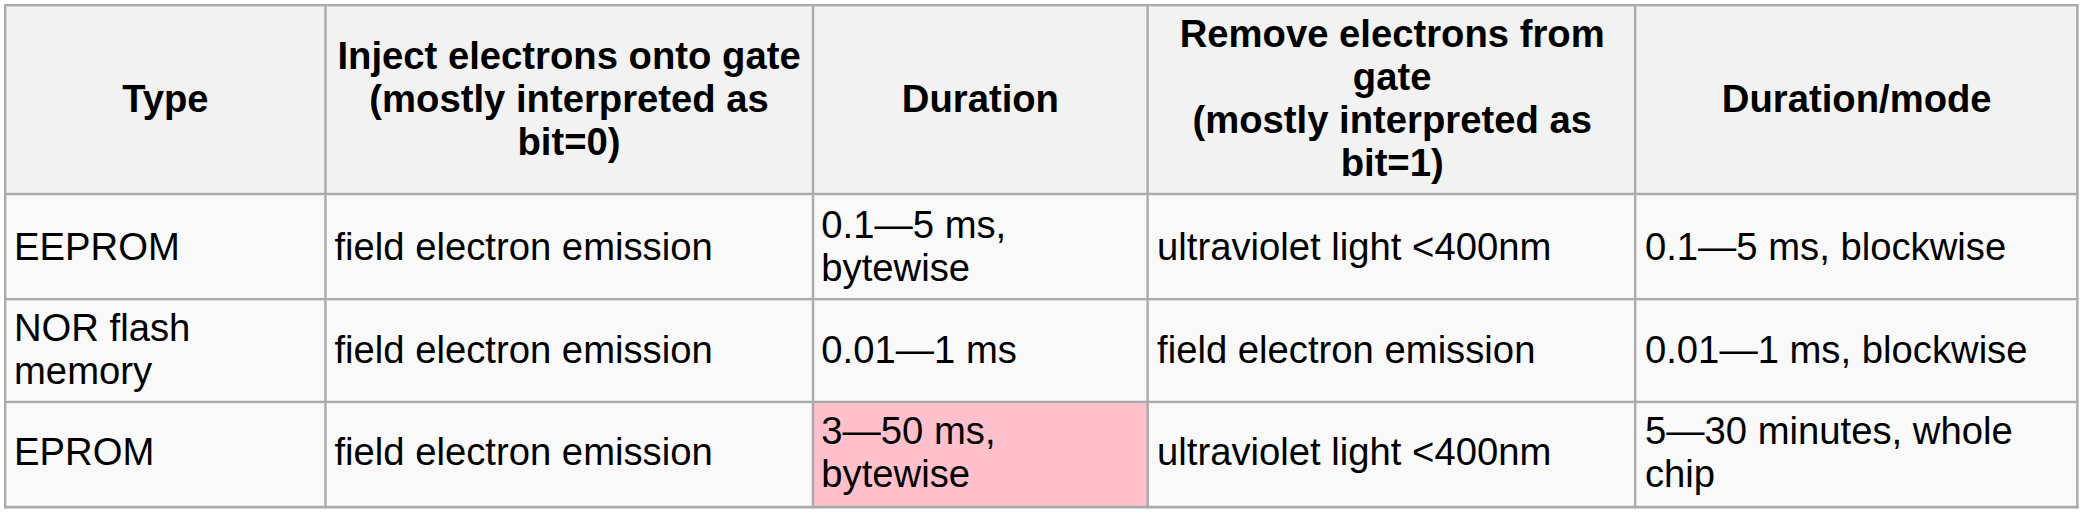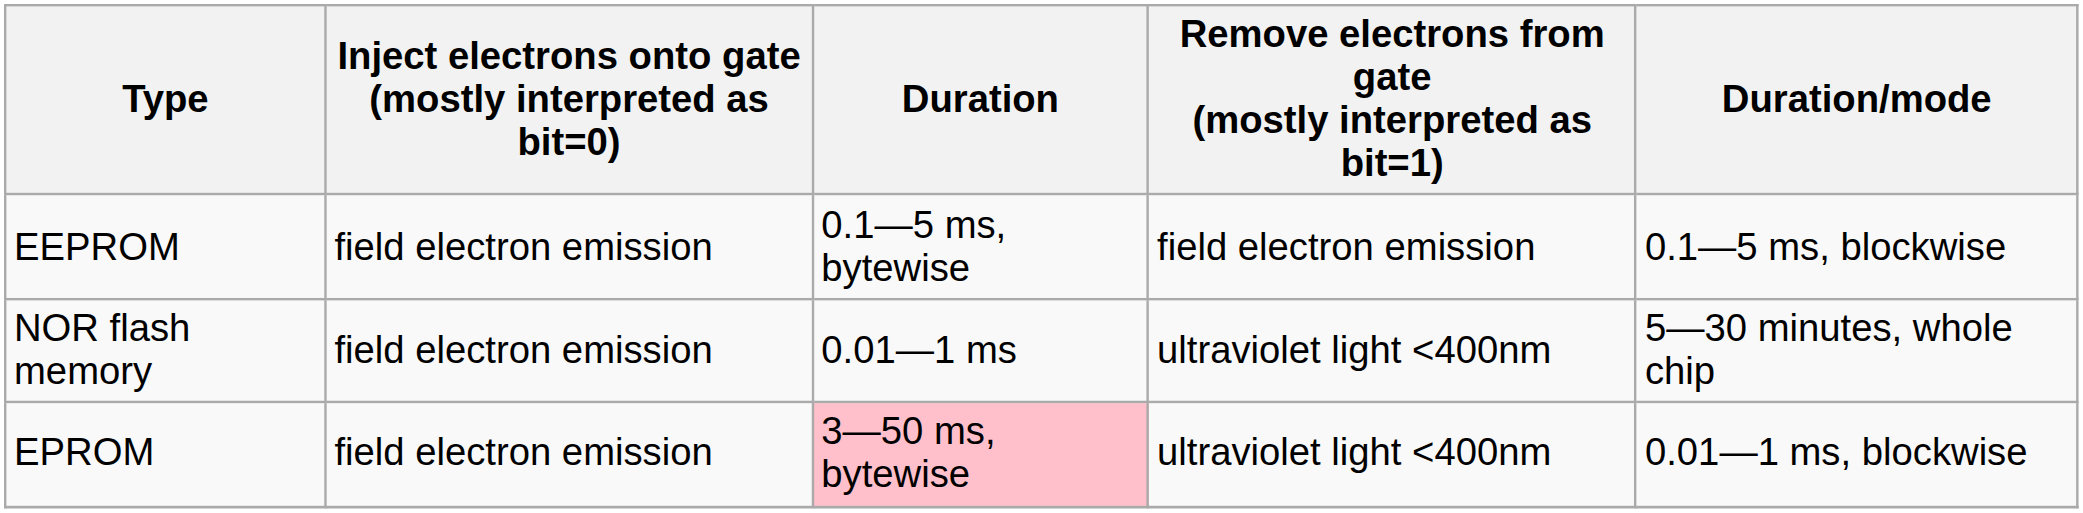(1354, 246) ultraviolet light <400nm -> (1346, 246) field electron emission
(1346, 349) field electron emission -> (1354, 349) ultraviolet light <400nm
(1836, 349) 0.01—1 ms, blockwise -> (1829, 349) 5—30 minutes, whole chip
(1829, 453) 5—30 minutes, whole chip -> (1836, 453) 0.01—1 ms, blockwise
